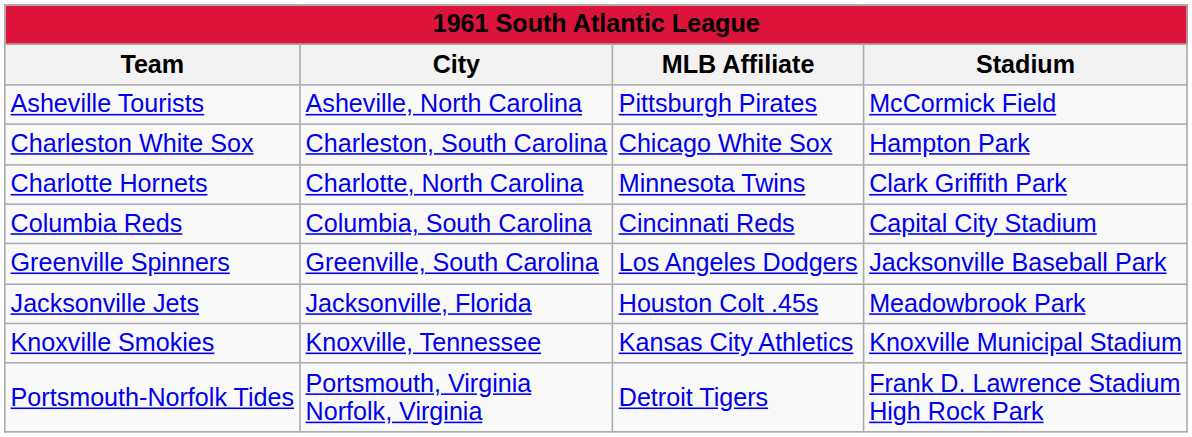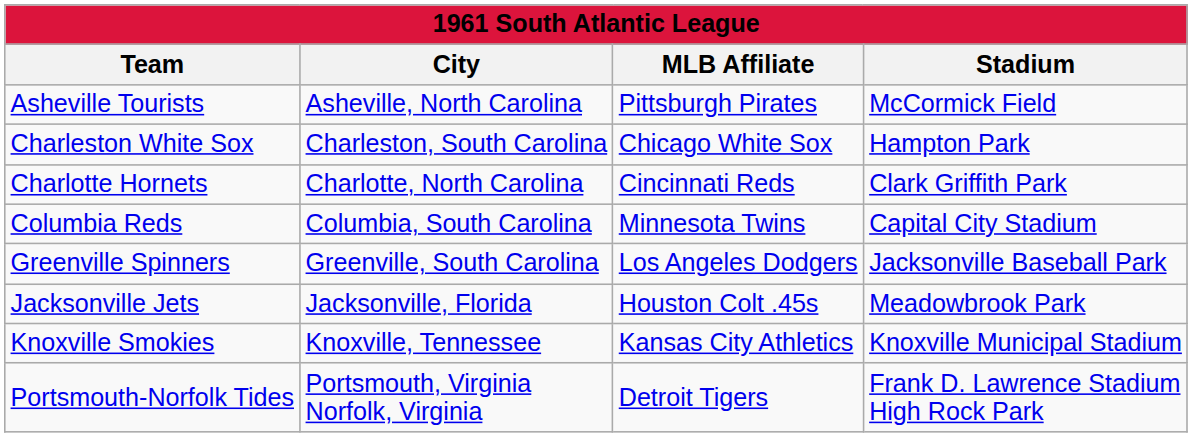(712, 183) Minnesota Twins -> (707, 183) Cincinnati Reds
(707, 223) Cincinnati Reds -> (712, 223) Minnesota Twins
